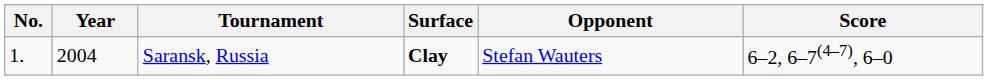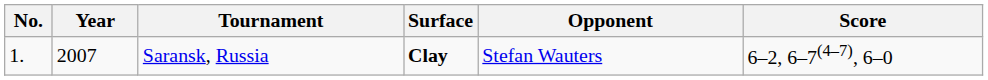(77, 55) 2004 -> (77, 55) 2007
